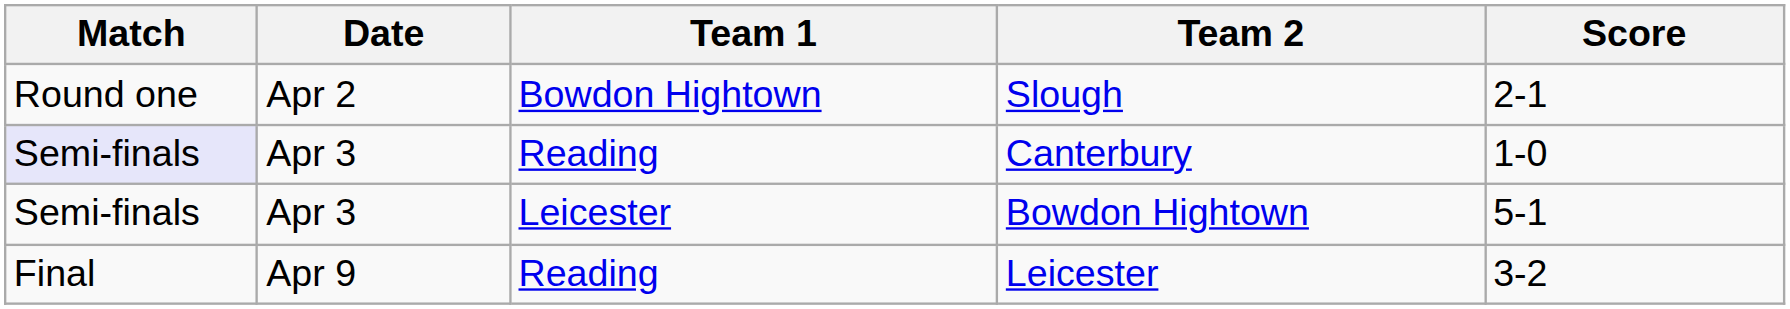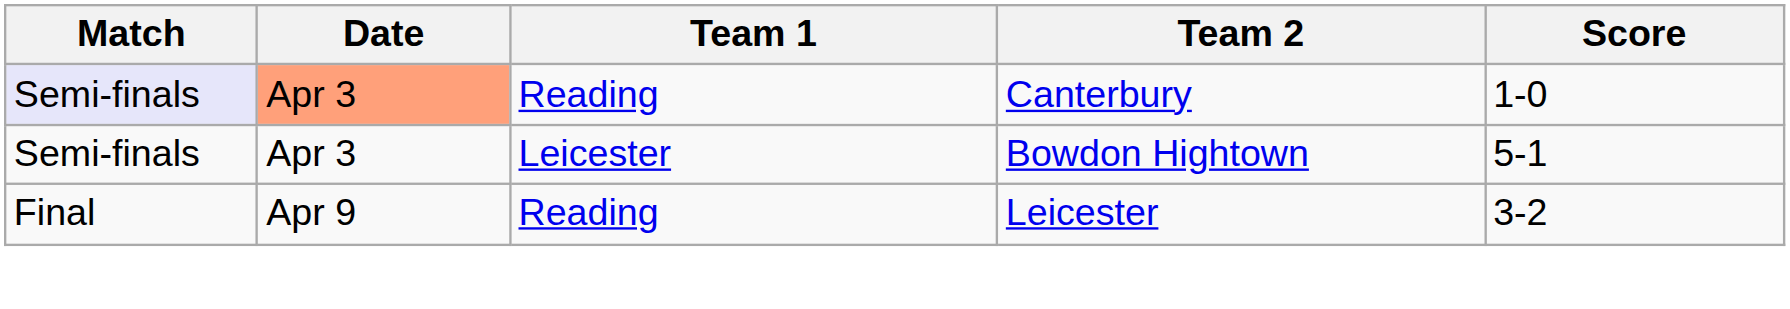- row: (1064, 93)
(311, 153) no background -> (311, 93) lightsalmon background
